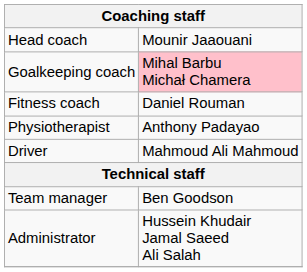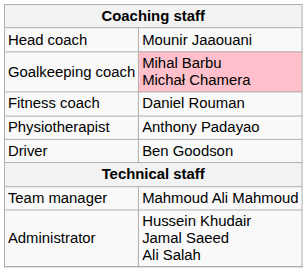(220, 151) Mahmoud Ali Mahmoud -> (188, 151) Ben Goodson
(188, 198) Ben Goodson -> (220, 198) Mahmoud Ali Mahmoud
